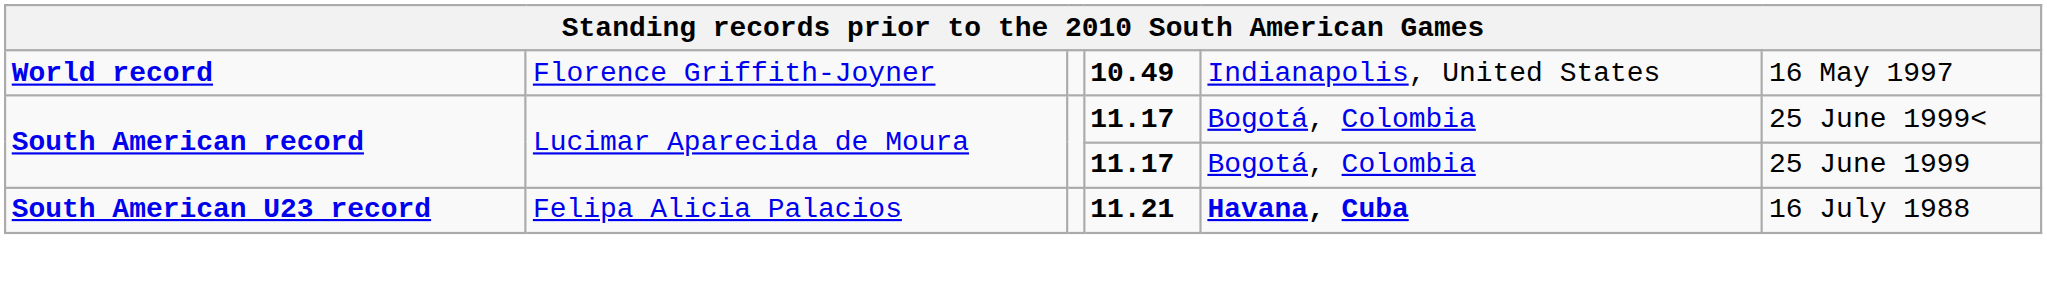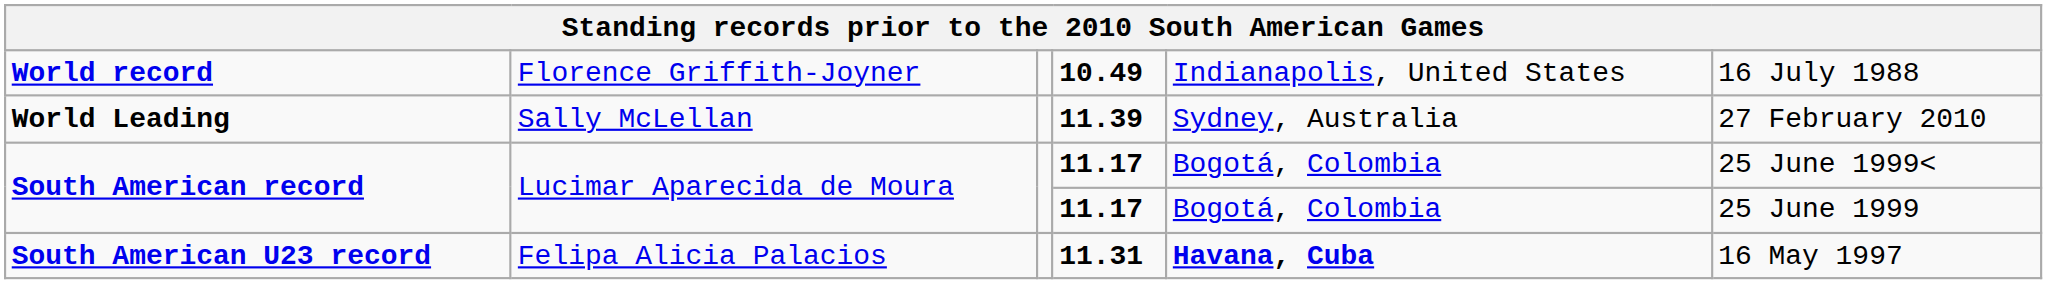(1861, 73) 16 May 1997 -> (1819, 73) 16 July 1988
+ row: (121, 119)
(1132, 210) 11.21 -> (1101, 256) 11.31
(1870, 210) 16 July 1988 -> (1810, 256) 16 May 1997
